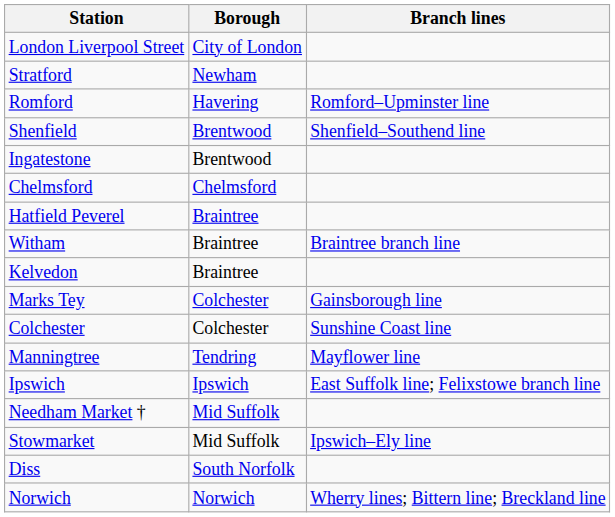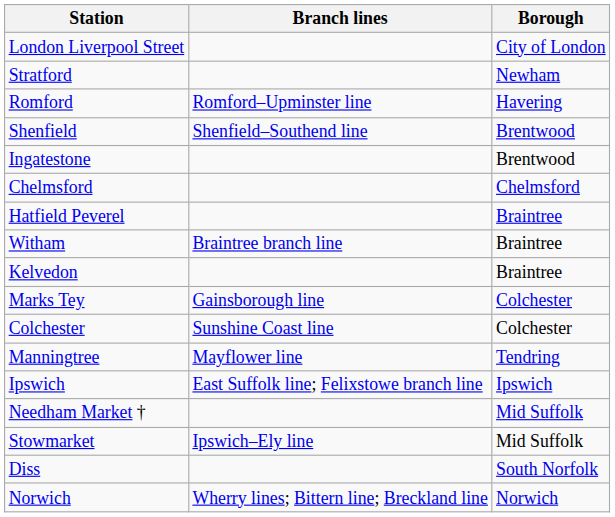columns swapped: (247, 18) <-> (458, 18)
